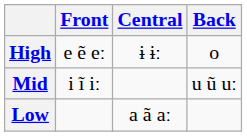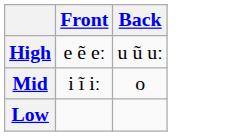- column: (150, 20)
(214, 51) o -> (140, 51) u ũ uː
(214, 83) u ũ uː -> (140, 83) o
